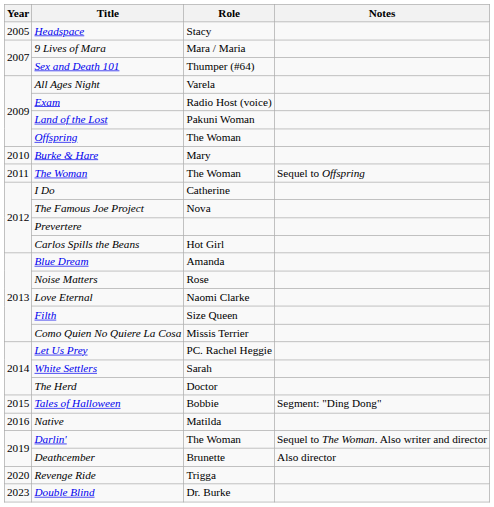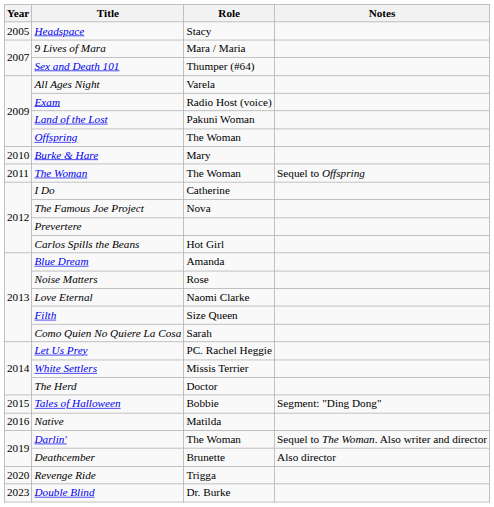(217, 333) Missis Terrier -> (199, 333) Sarah
(199, 368) Sarah -> (217, 368) Missis Terrier
